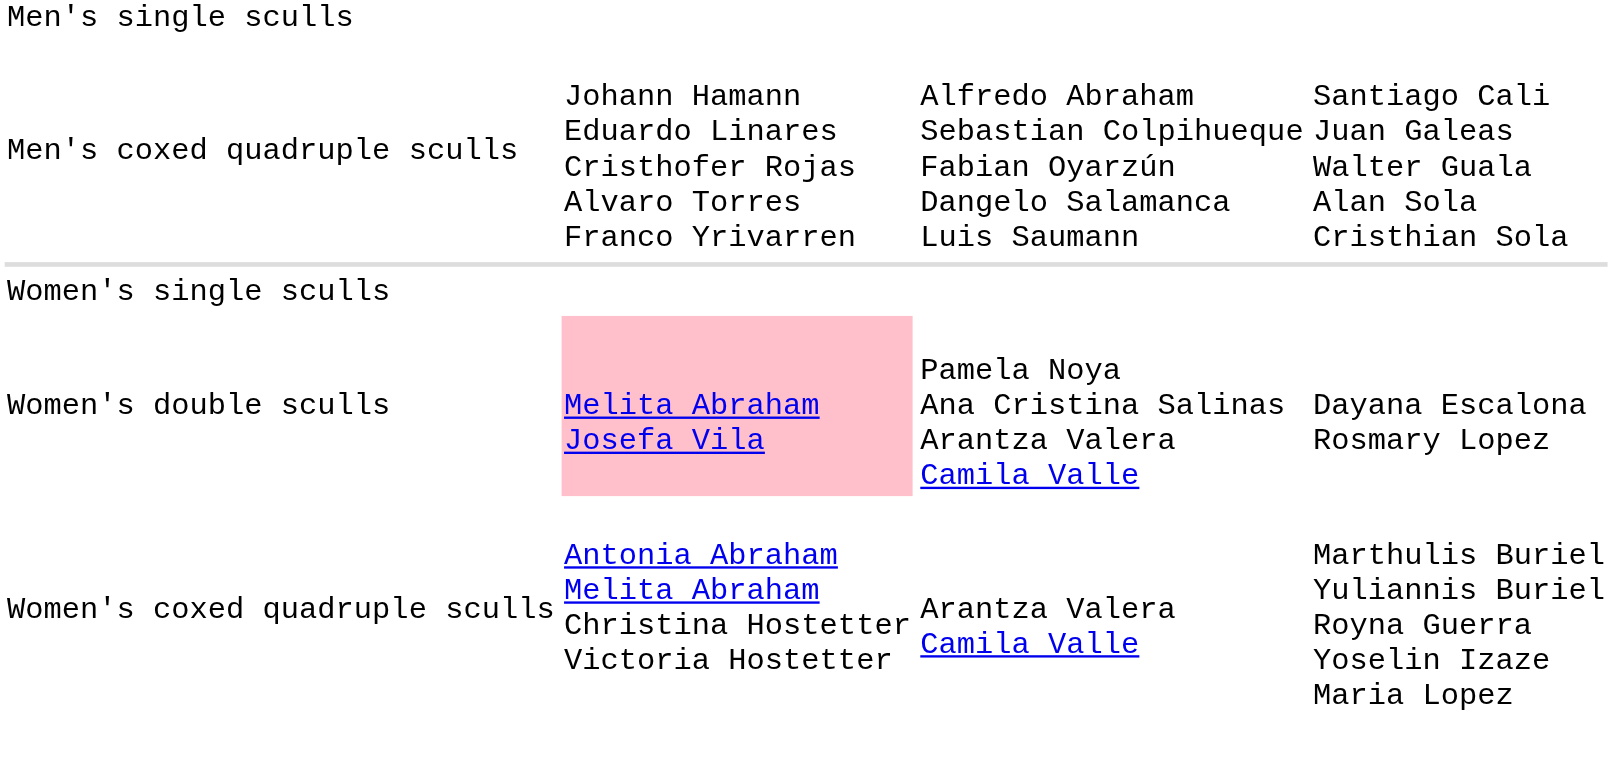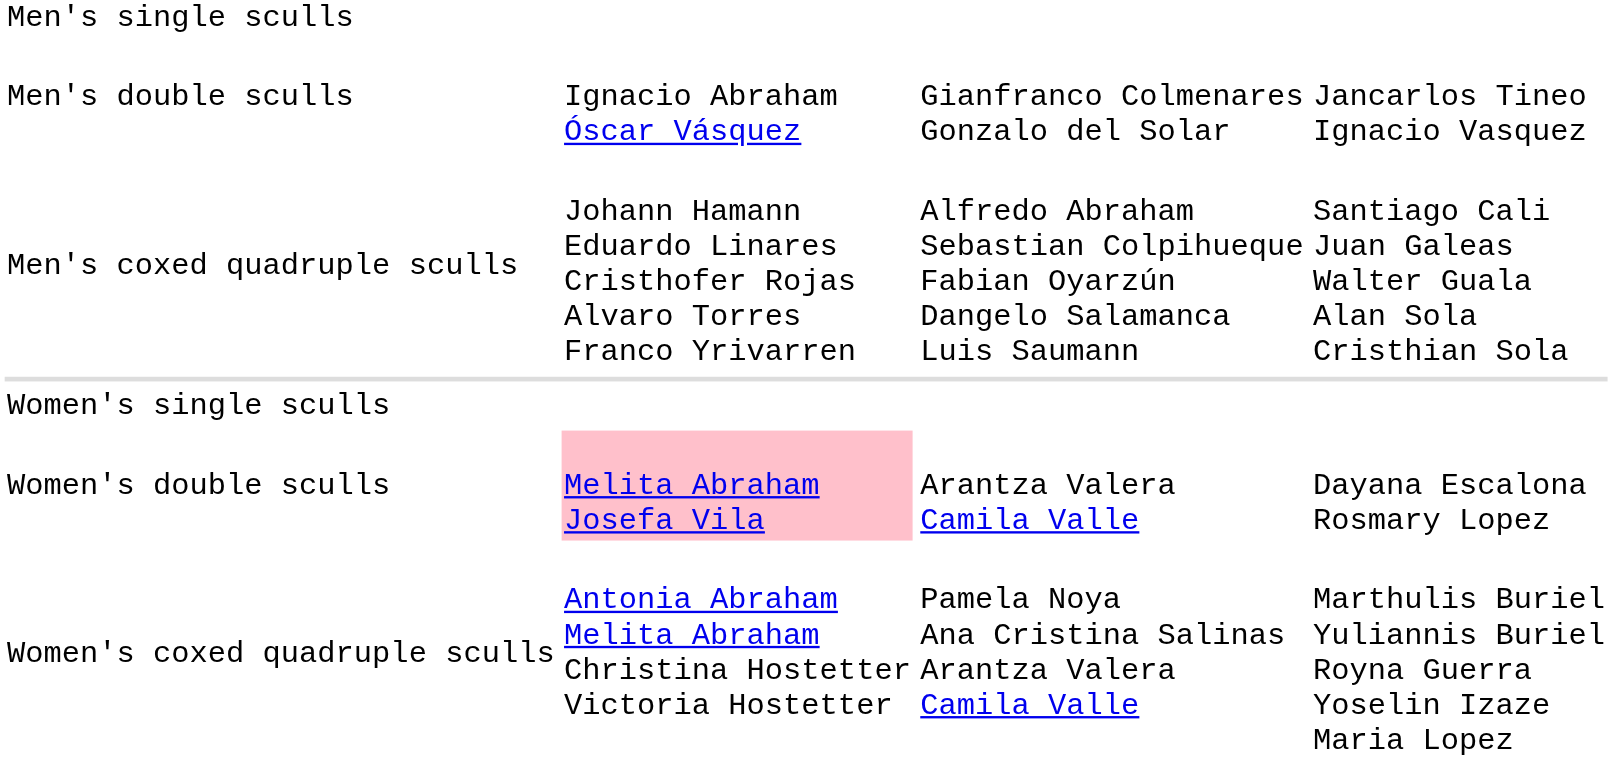+ row: (180, 97)
(1103, 424) Pamela Noya Ana Cristina Salinas Arantza Valera Camila Valle -> (1048, 503) Arantza Valera Camila Valle
(1048, 626) Arantza Valera Camila Valle -> (1103, 653) Pamela Noya Ana Cristina Salinas Arantza Valera Camila Valle
